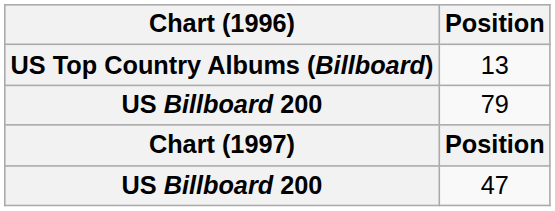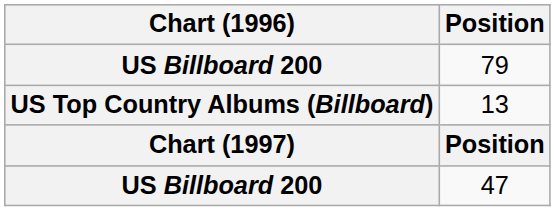rows swapped: (495, 104) <-> (495, 64)
